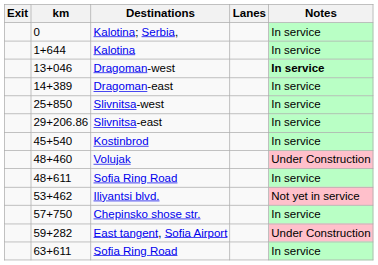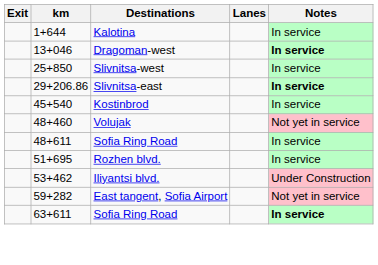- row: (37, 31)
- row: (53, 86)
(296, 123) normal -> (298, 86) bold
(321, 159) Under Construction -> (315, 123) Not yet in service
+ row: (53, 159)
(315, 196) Not yet in service -> (321, 178) Under Construction
- row: (53, 214)
(321, 232) Under Construction -> (315, 196) Not yet in service
(296, 251) normal -> (298, 214) bold
